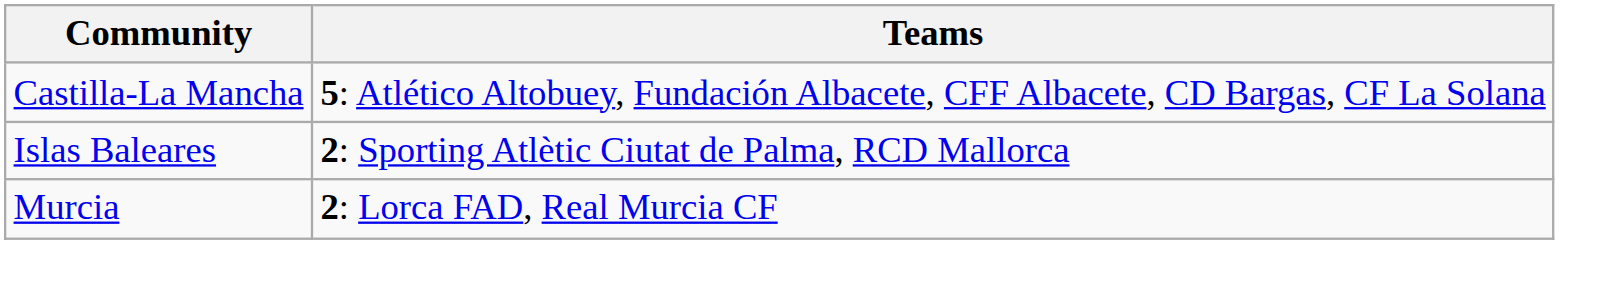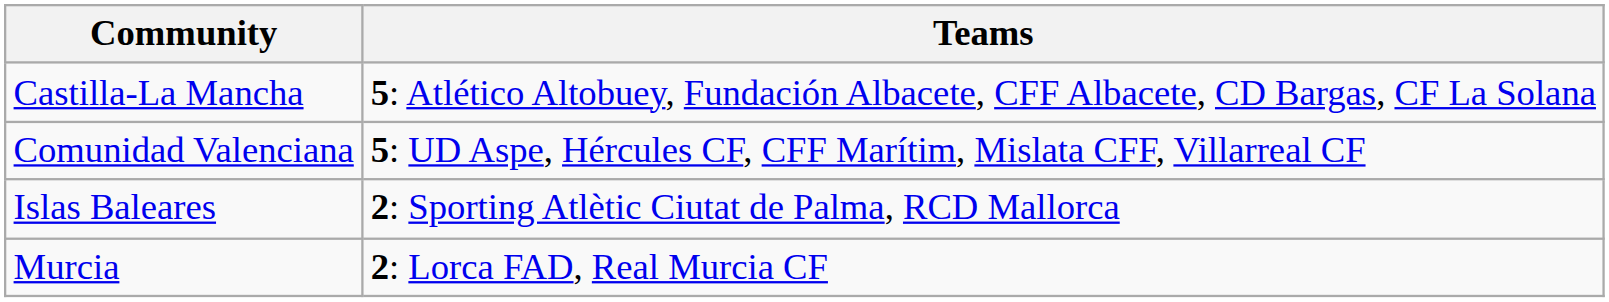+ row: (184, 149)
